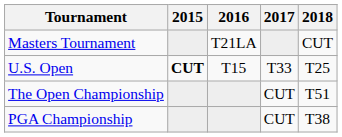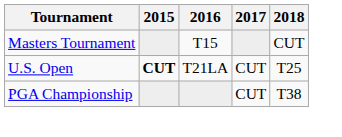(234, 43) T21LA -> (205, 43) T15
(234, 68) T15 -> (205, 68) T21LA
(279, 68) T33 -> (251, 68) CUT
- row: (86, 94)
